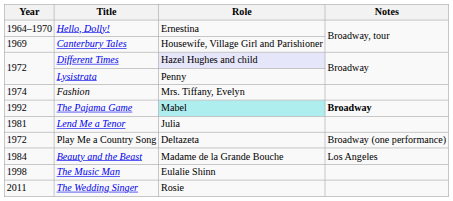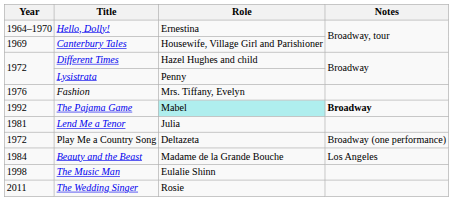(209, 60) lavender background -> (209, 60) no background
(17, 92) 1974 -> (17, 92) 1976
